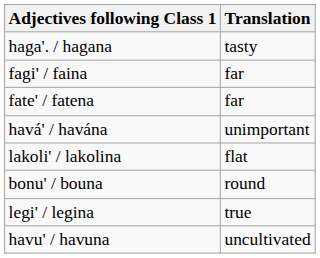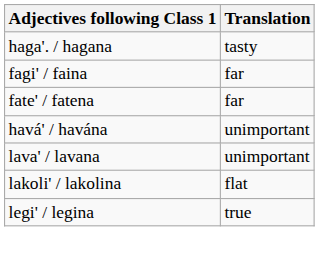+ row: (54, 156)
- row: (56, 184)
- row: (59, 239)
